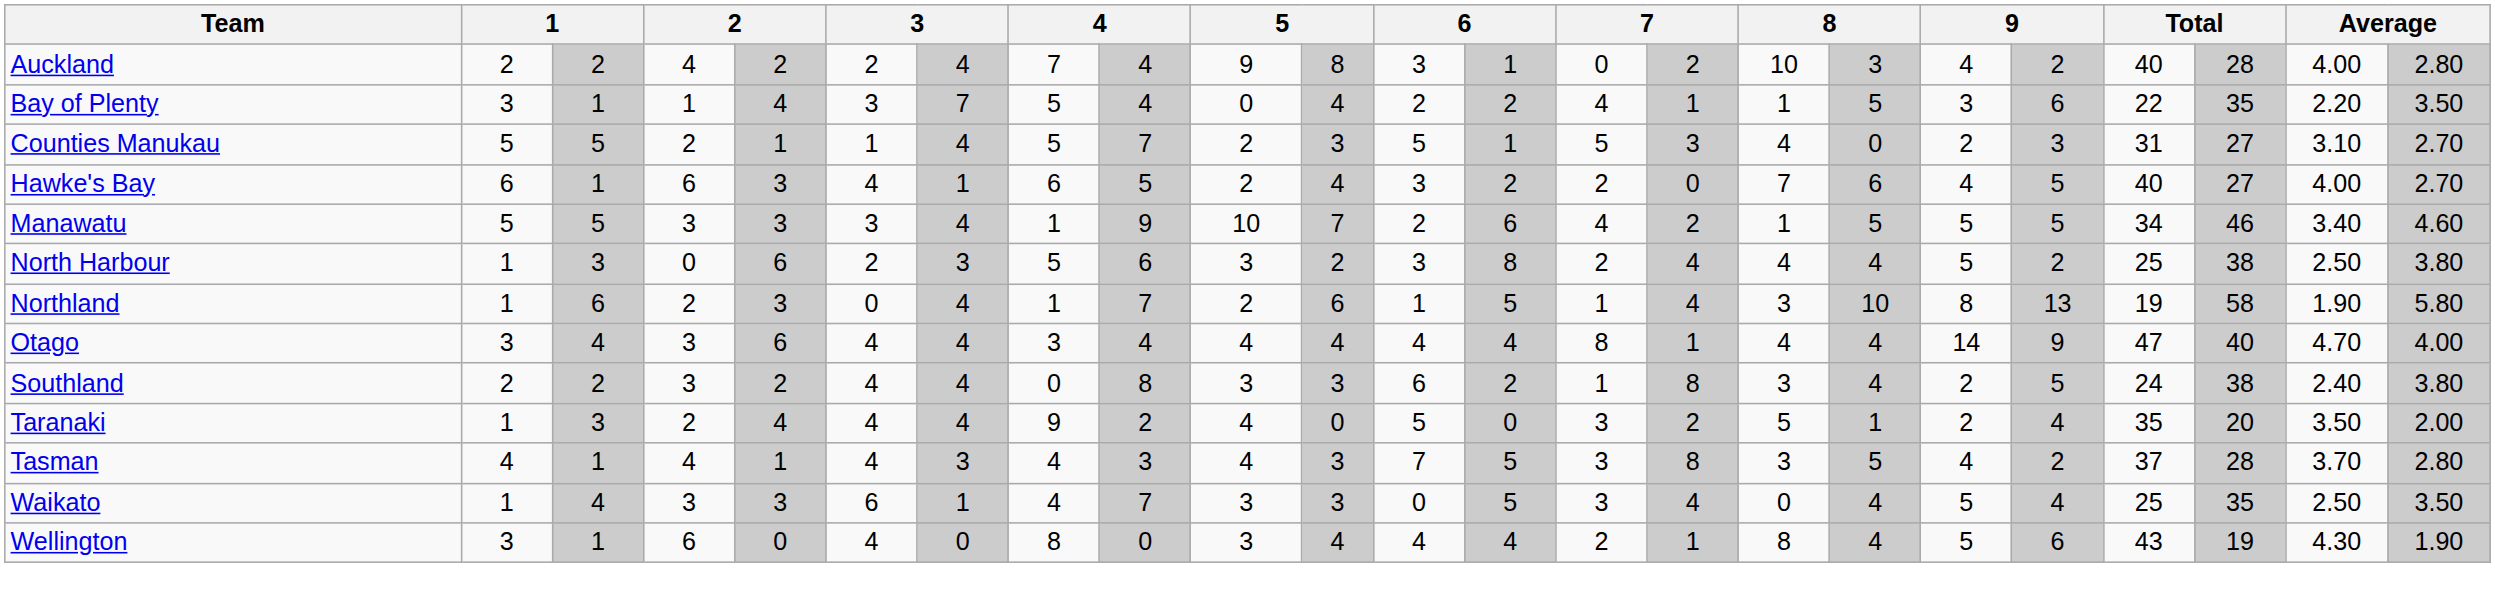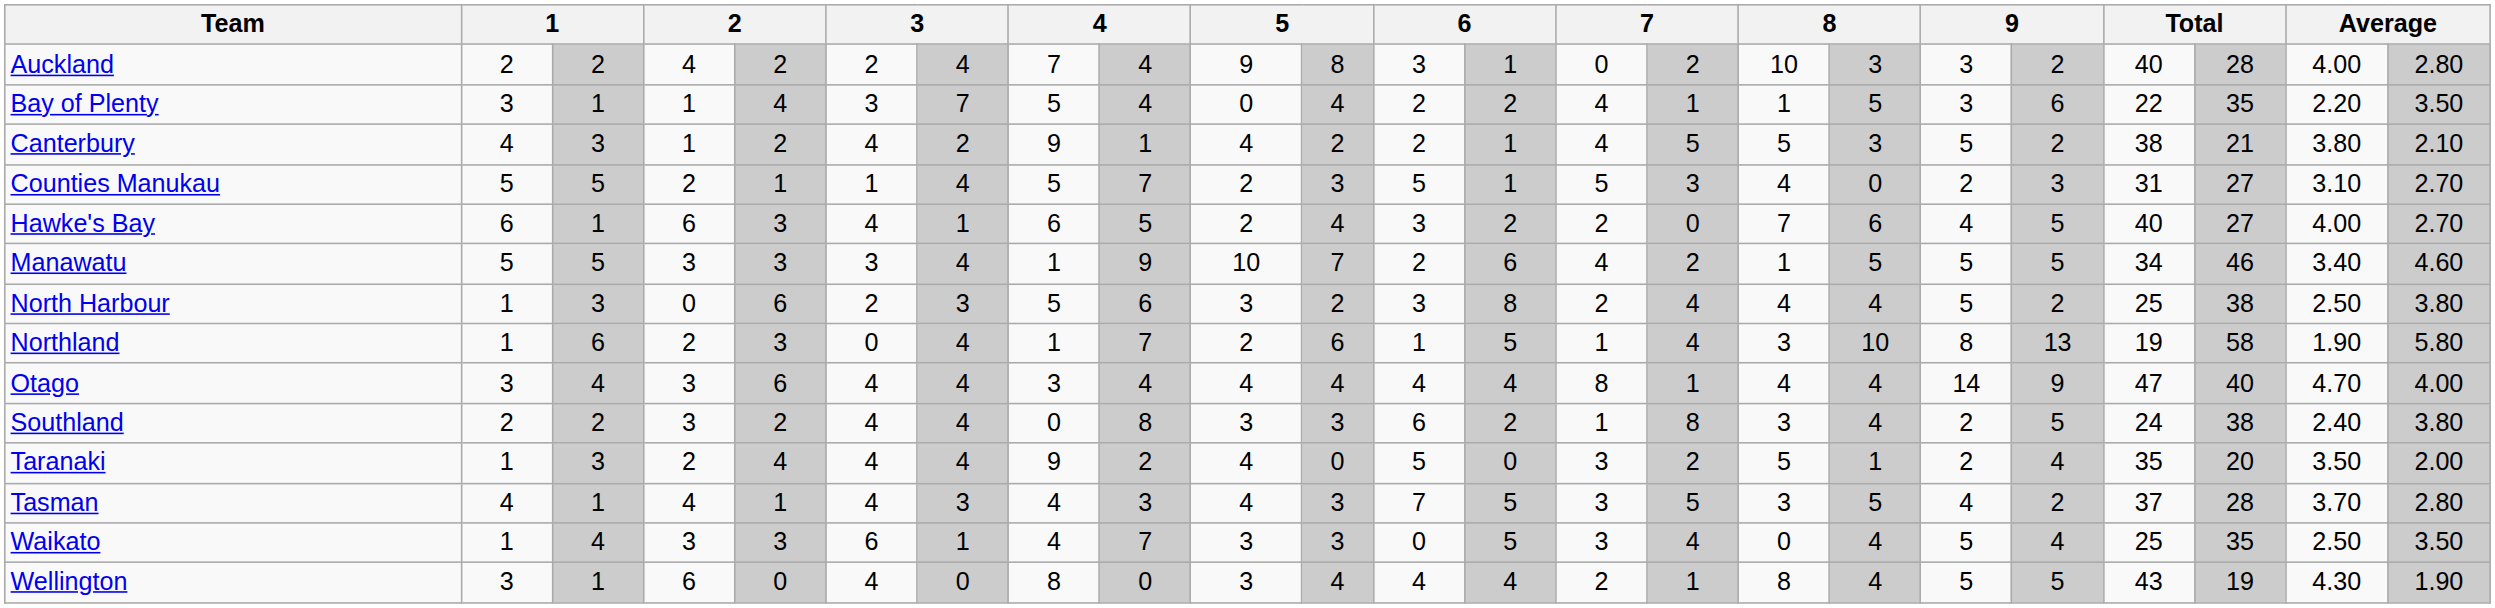(1966, 64) 4 -> (1966, 64) 3
+ row: (73, 143)
(1693, 462) 8 -> (1693, 502) 5
(2058, 542) 6 -> (2058, 582) 5
